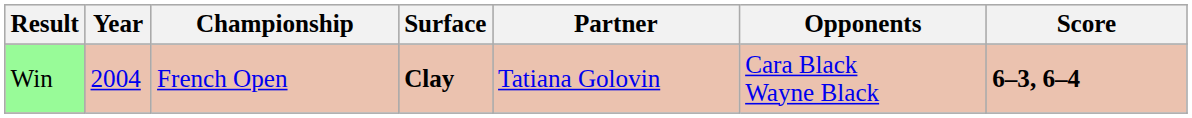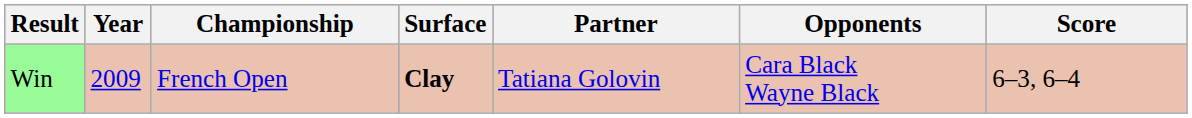(116, 78) 2004 -> (116, 78) 2009
(1036, 78) bold -> (1036, 78) normal
